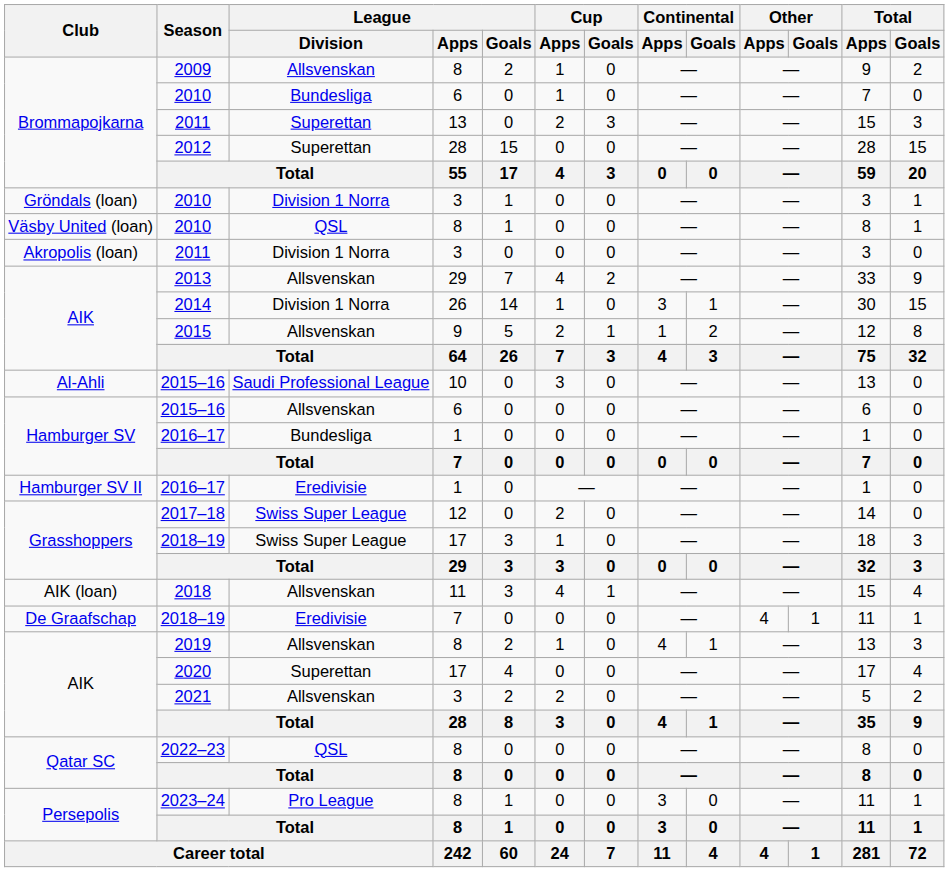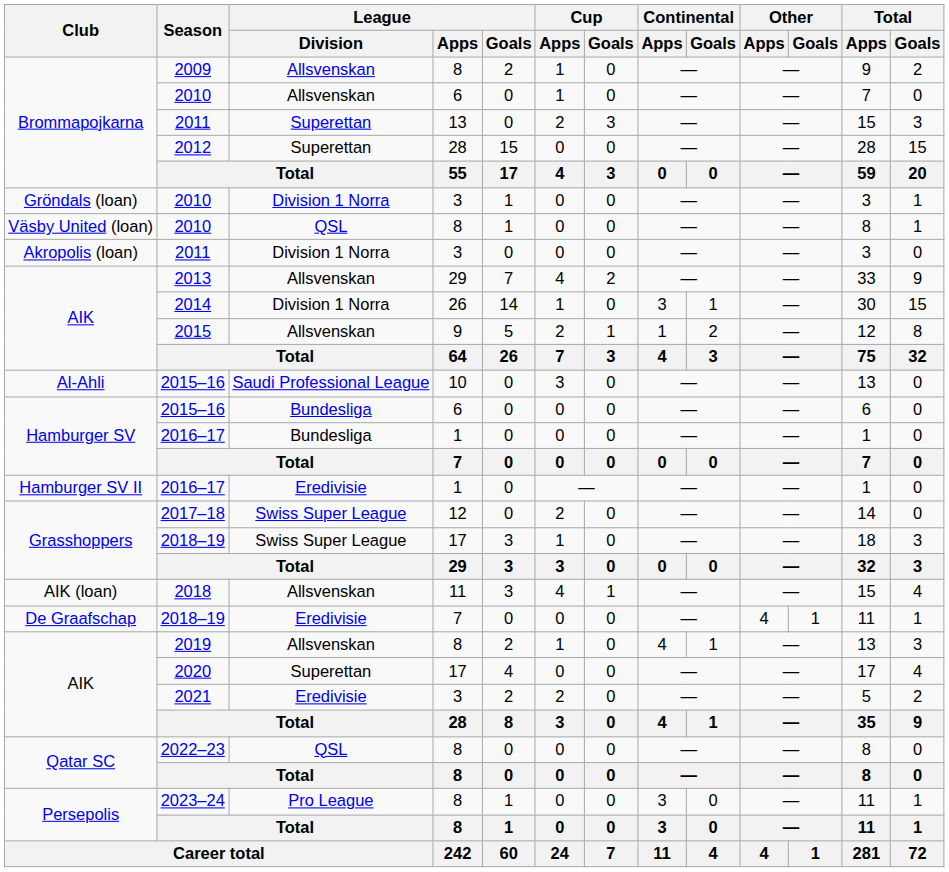(331, 95) Bundesliga -> (331, 95) Allsvenskan
(331, 409) Allsvenskan -> (331, 409) Bundesliga
(331, 697) Allsvenskan -> (331, 697) Eredivisie
